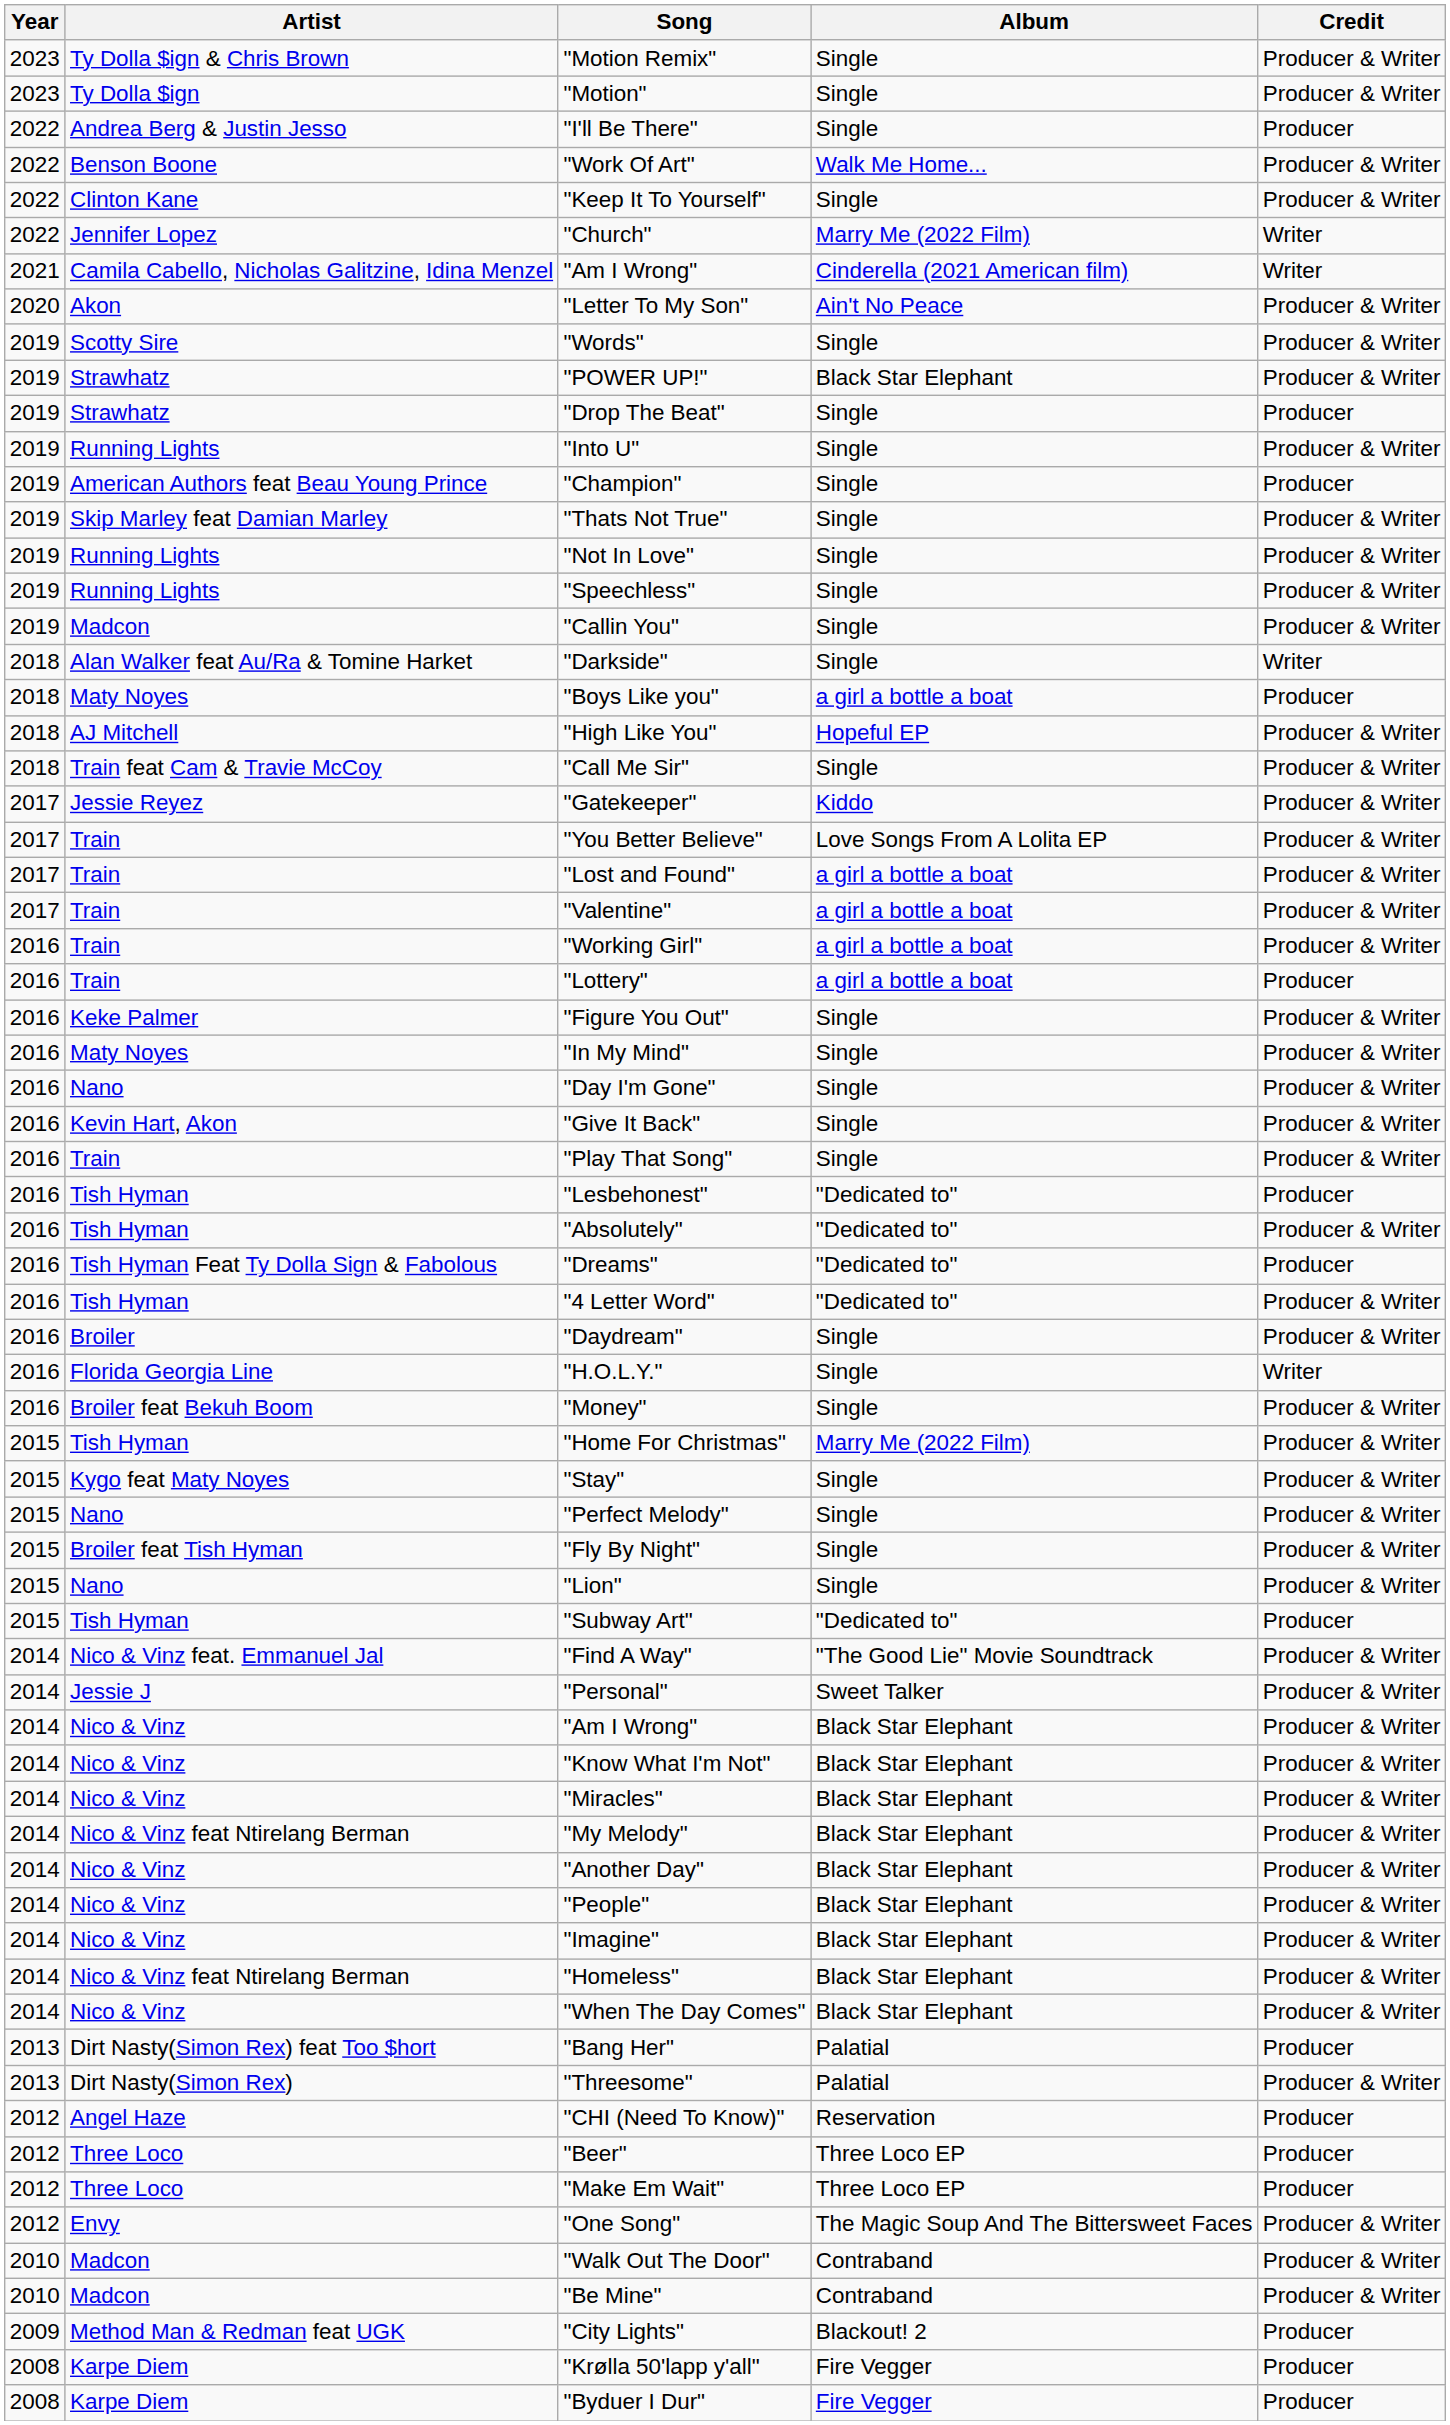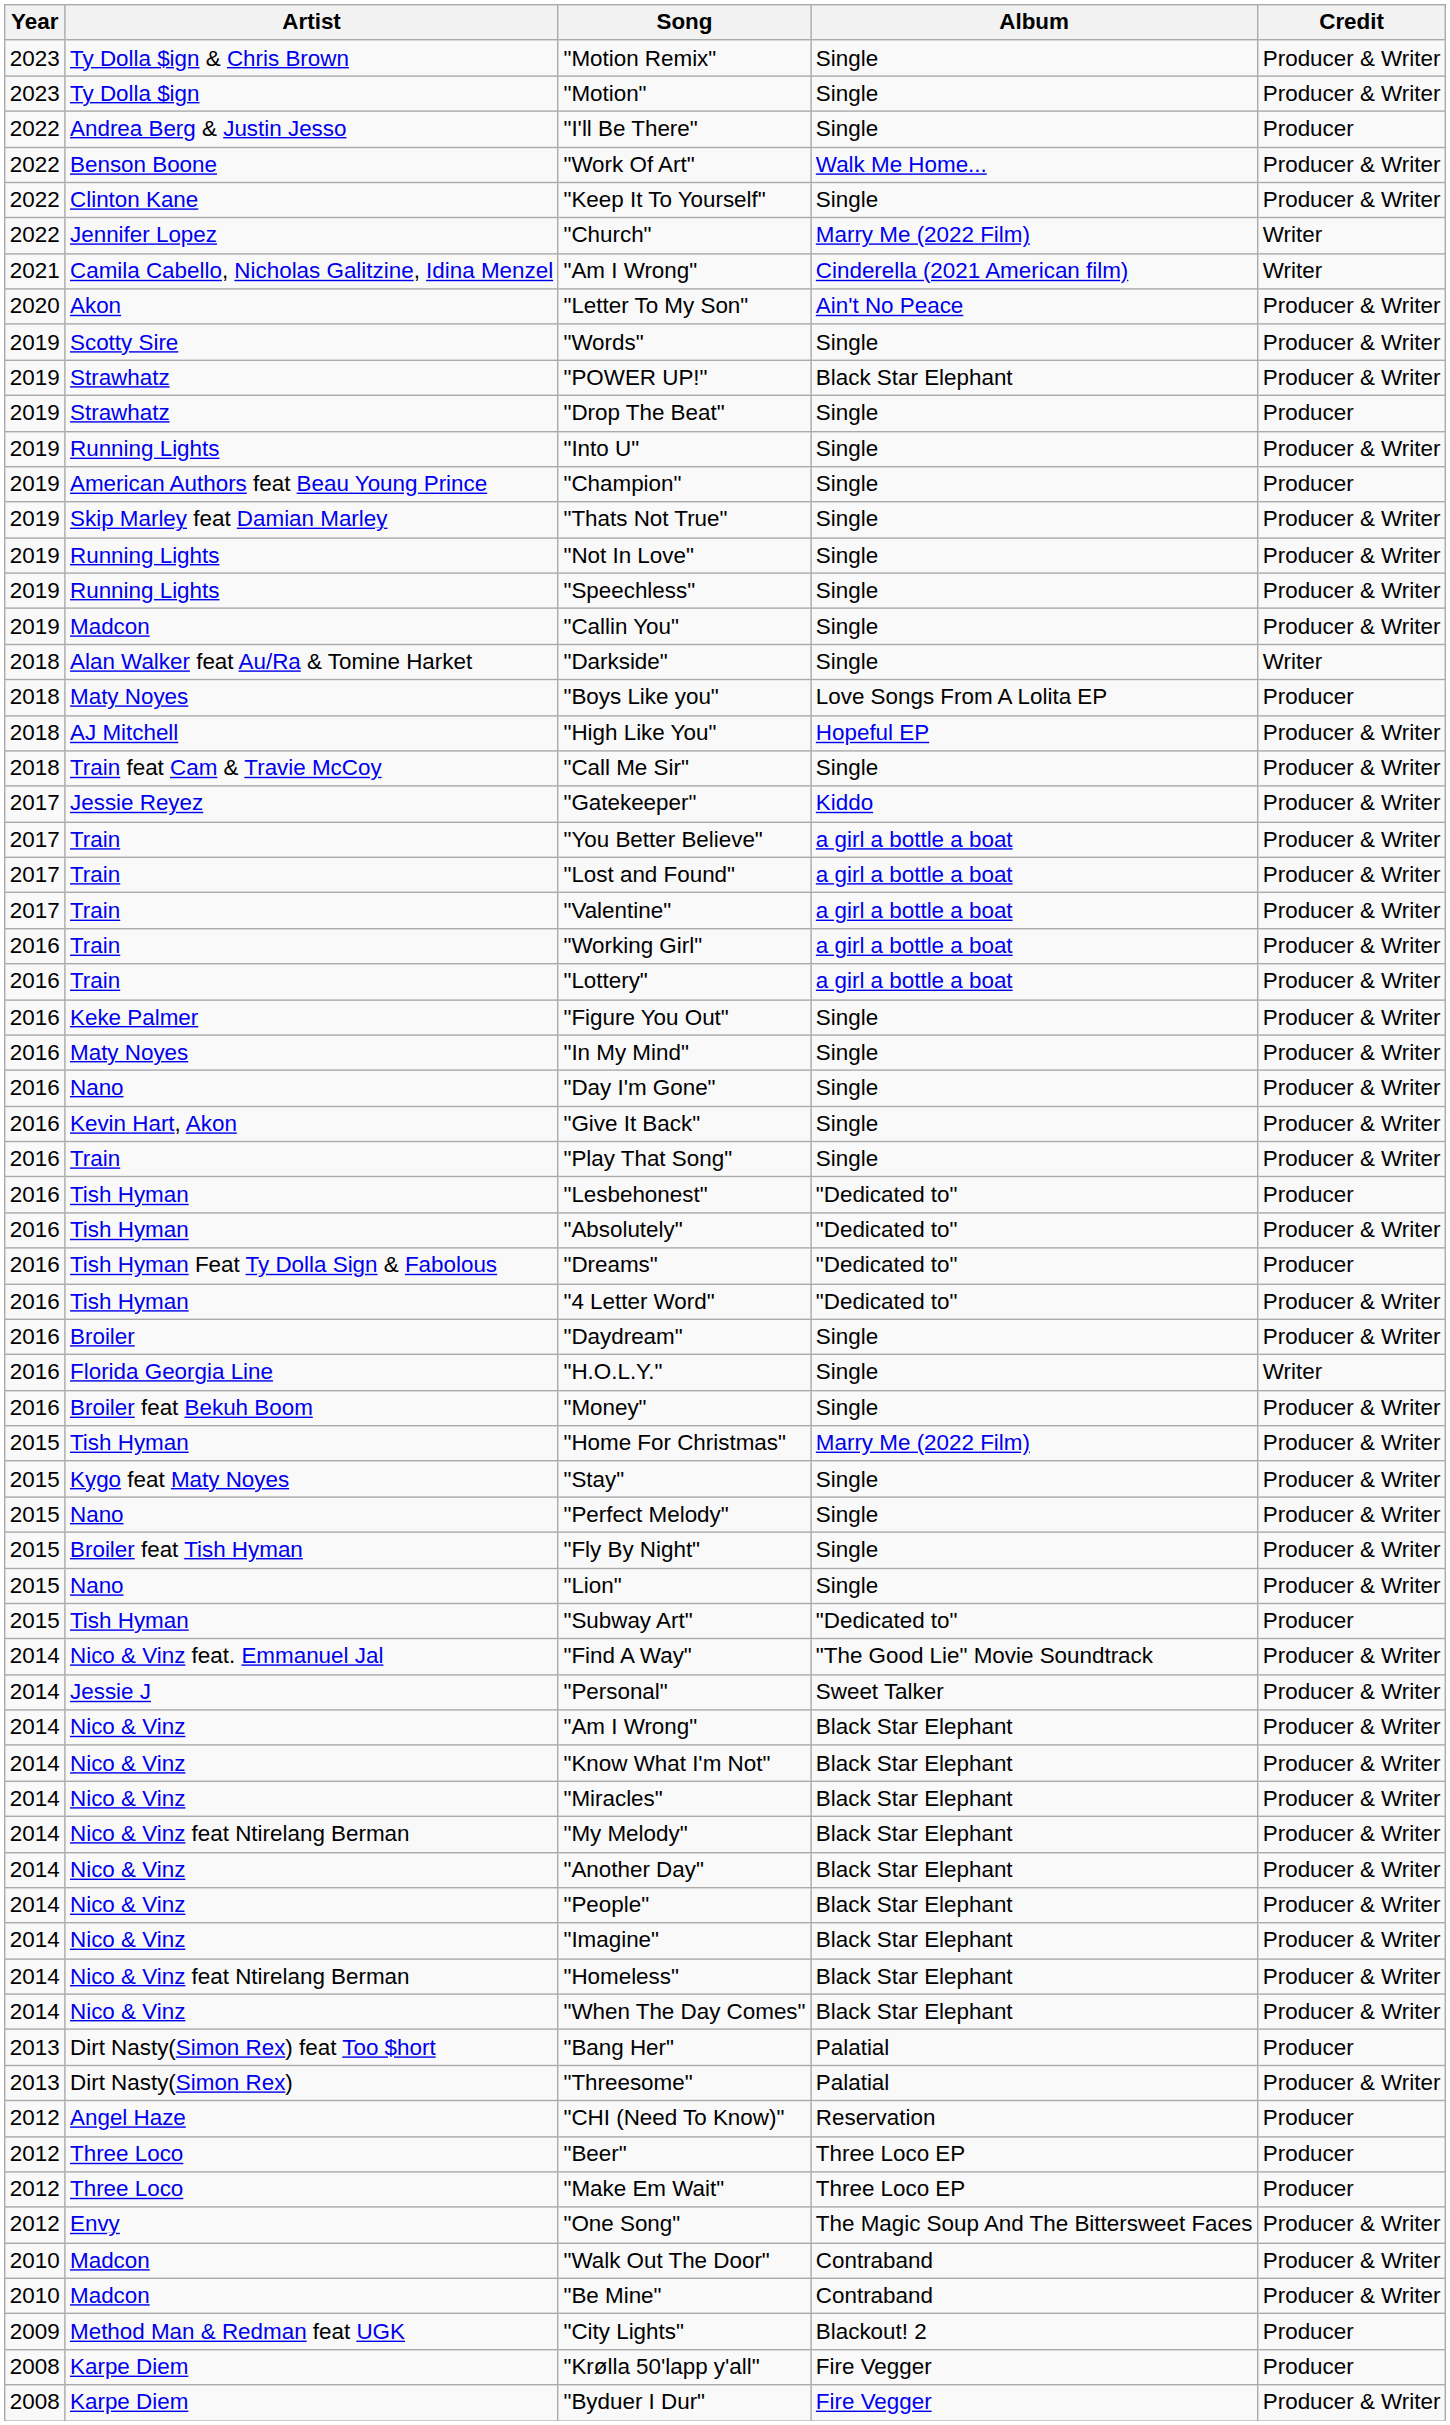(914, 697) a girl a bottle a boat -> (962, 697) Love Songs From A Lolita EP
(962, 839) Love Songs From A Lolita EP -> (914, 839) a girl a bottle a boat
(1308, 981) Producer -> (1352, 981) Producer & Writer
(1308, 2402) Producer -> (1352, 2402) Producer & Writer
